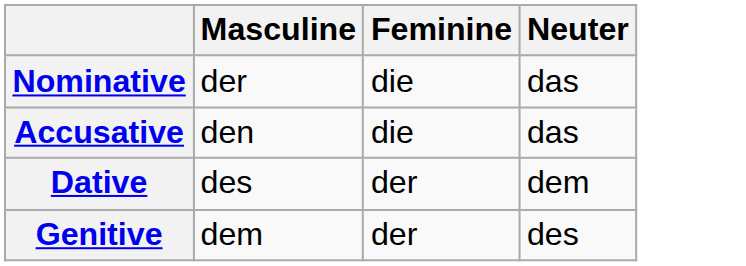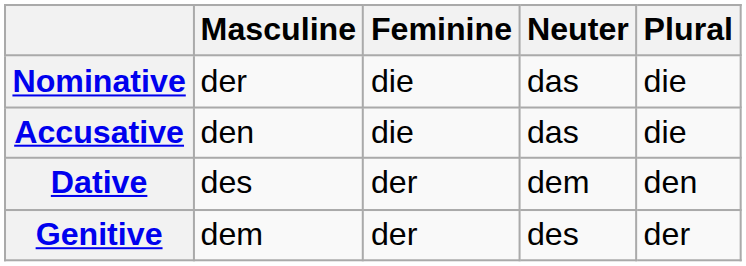+ column: (688, 30)
